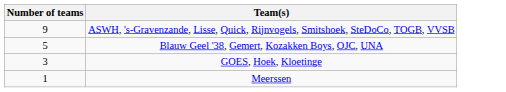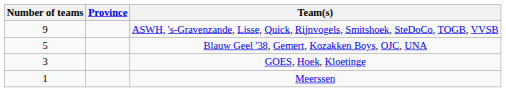+ column: (108, 12)
